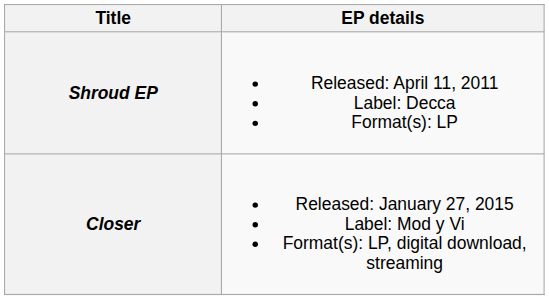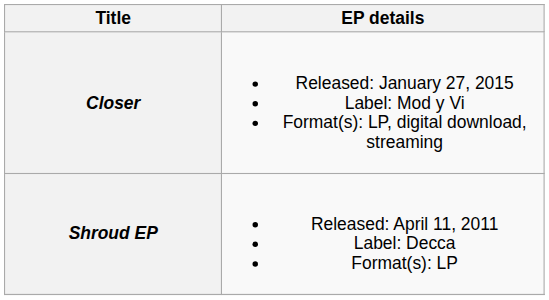rows swapped: (113, 92) <-> (113, 224)
